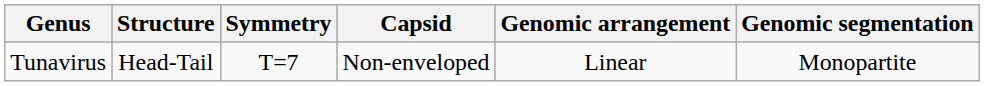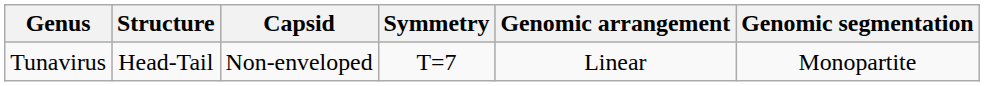columns swapped: (279, 23) <-> (416, 23)
